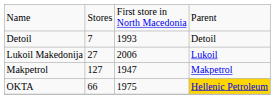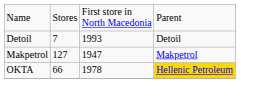- row: (45, 54)
(127, 86) 1975 -> (92, 70) 1978
